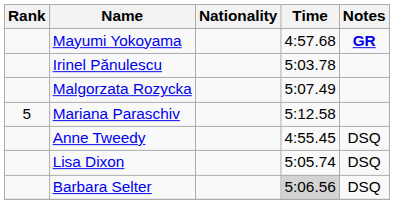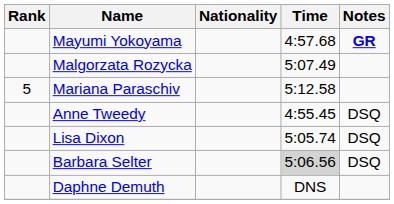- row: (107, 65)
+ row: (109, 187)
